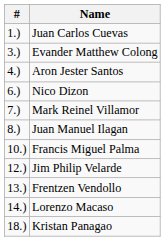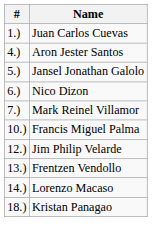- row: (95, 52)
+ row: (88, 71)
- row: (80, 129)
